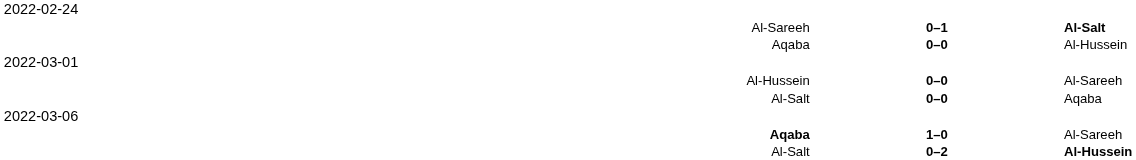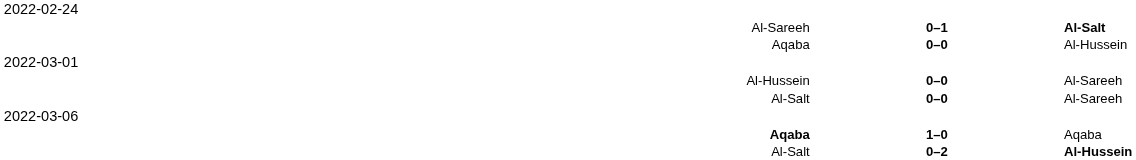(1083, 98) Aqaba -> (1093, 98) Al-Sareeh
(1093, 135) Al-Sareeh -> (1083, 135) Aqaba
